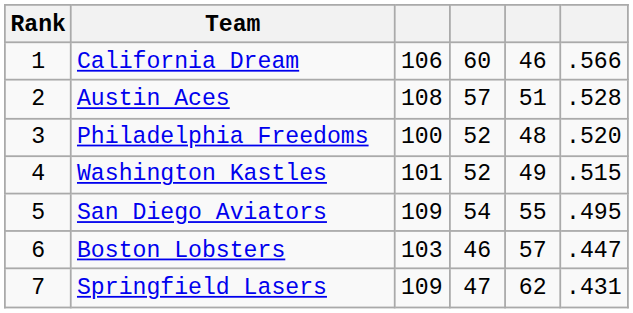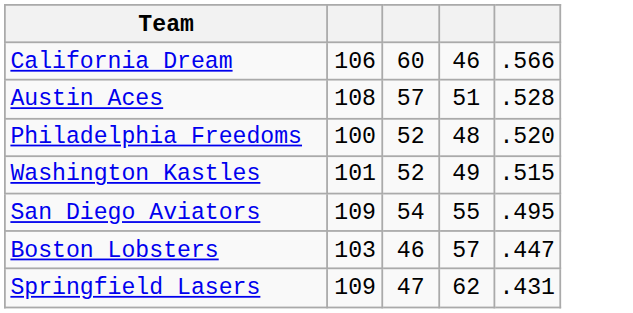- column: (38, 24)
